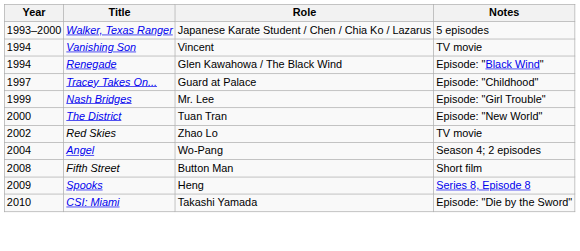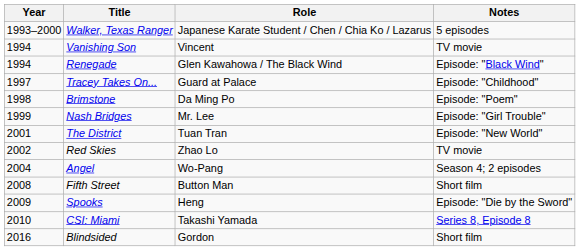+ row: (91, 99)
(19, 116) 2000 -> (19, 133) 2001
(483, 185) Series 8, Episode 8 -> (504, 202) Episode: "Die by the Sword"
(504, 202) Episode: "Die by the Sword" -> (483, 220) Series 8, Episode 8
+ row: (91, 237)
